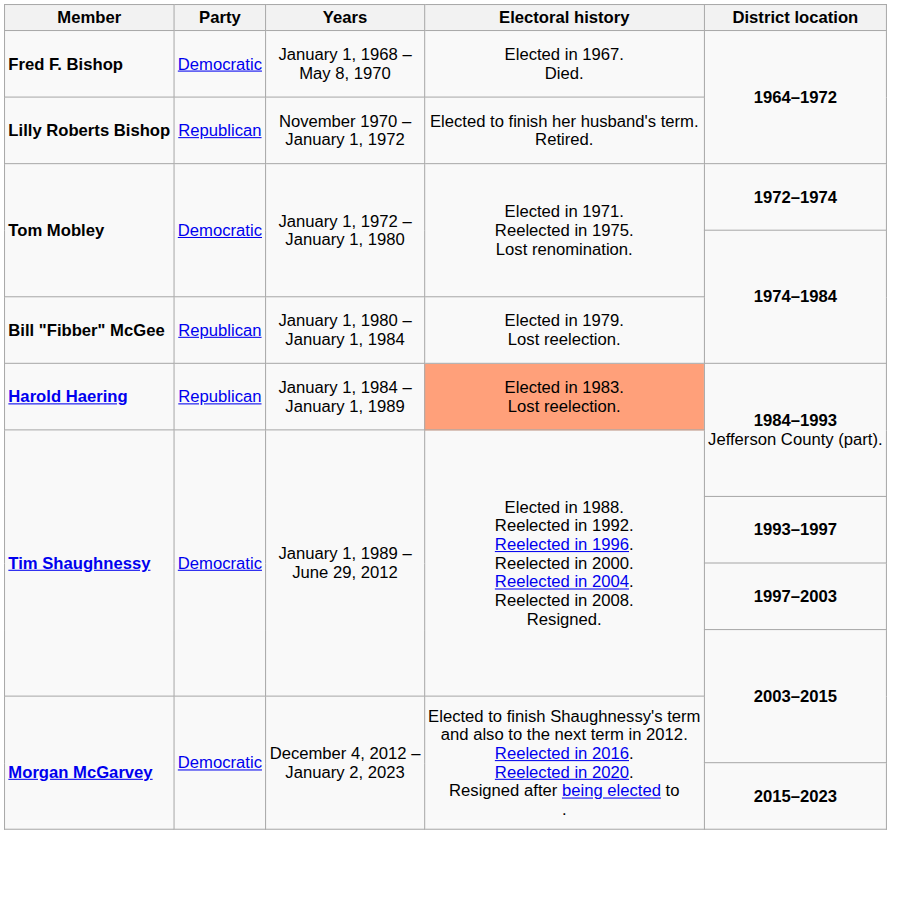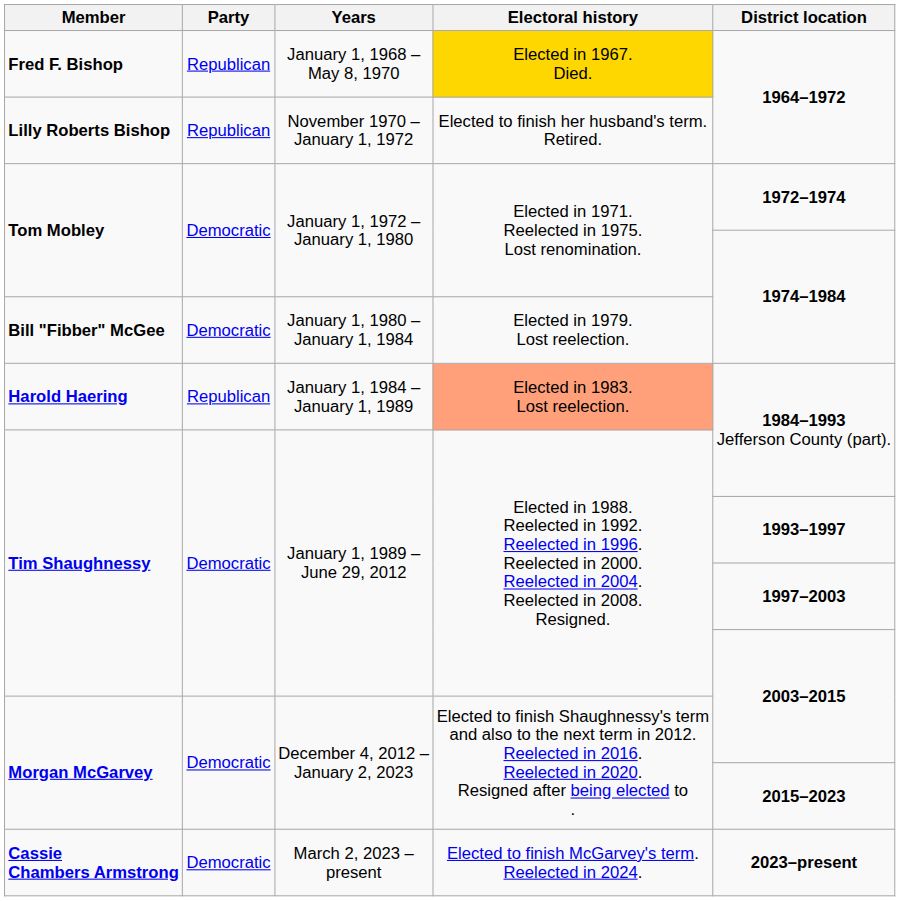(220, 64) Democratic -> (229, 64) Republican
(564, 64) no background -> (573, 64) gold background
(220, 330) Republican -> (229, 330) Democratic
+ row: (94, 862)
